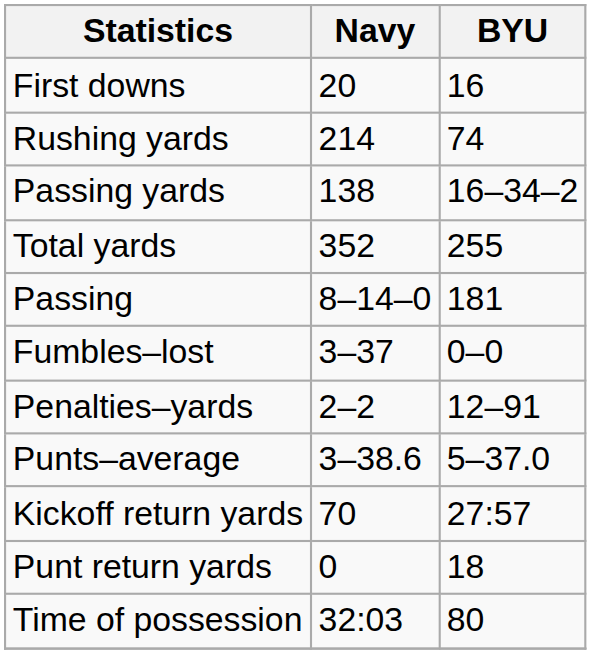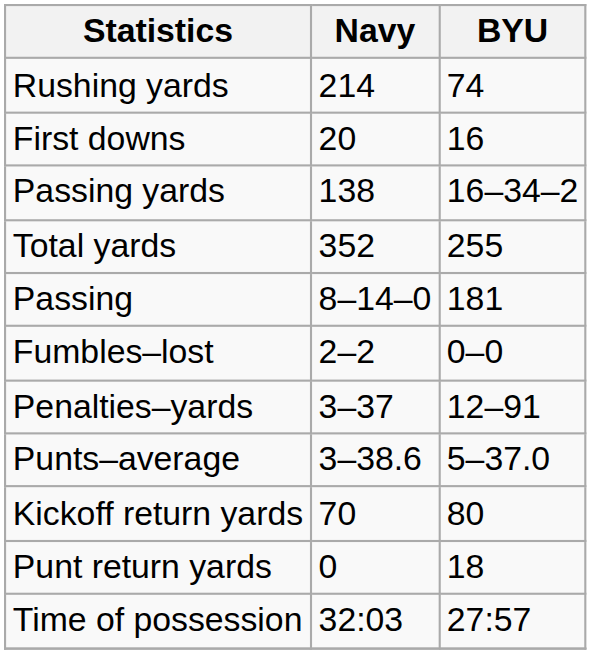rows swapped: (99, 84) <-> (121, 138)
(356, 352) 3–37 -> (347, 352) 2–2
(347, 406) 2–2 -> (356, 406) 3–37
(489, 513) 27:57 -> (466, 513) 80
(466, 620) 80 -> (489, 620) 27:57
